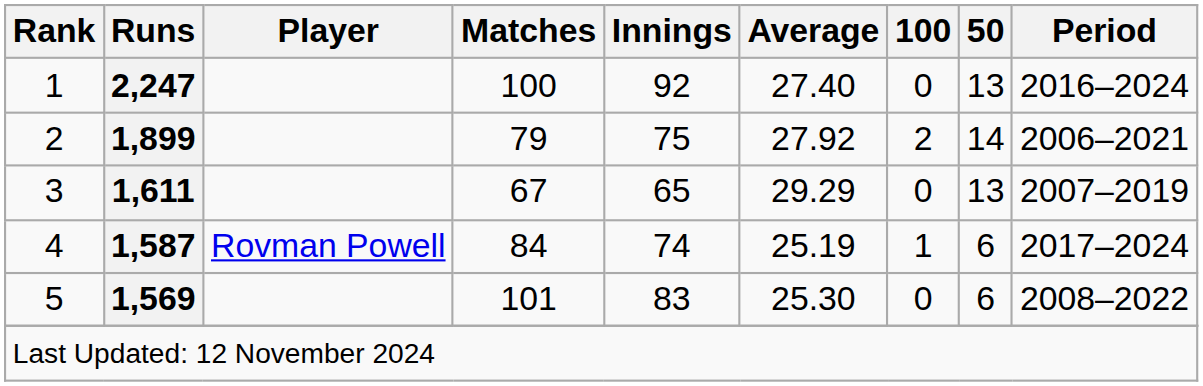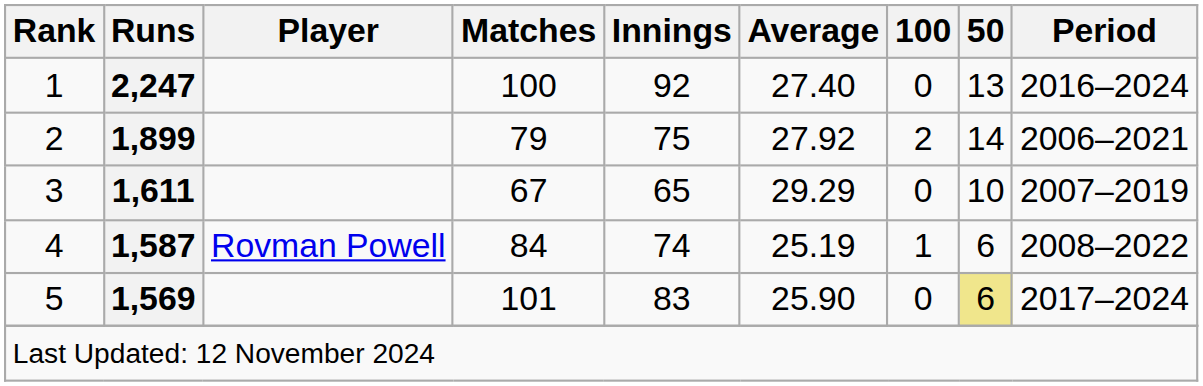(986, 191) 13 -> (986, 191) 10
(1104, 245) 2017–2024 -> (1104, 245) 2008–2022
(813, 298) 25.30 -> (813, 298) 25.90
(986, 298) no background -> (986, 298) khaki background
(1104, 298) 2008–2022 -> (1104, 298) 2017–2024
